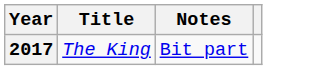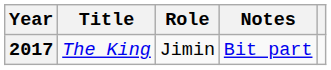+ column: (187, 20)
